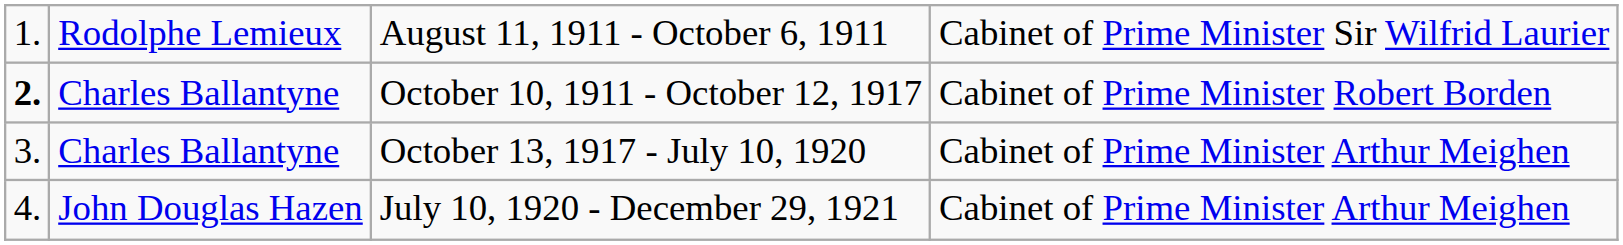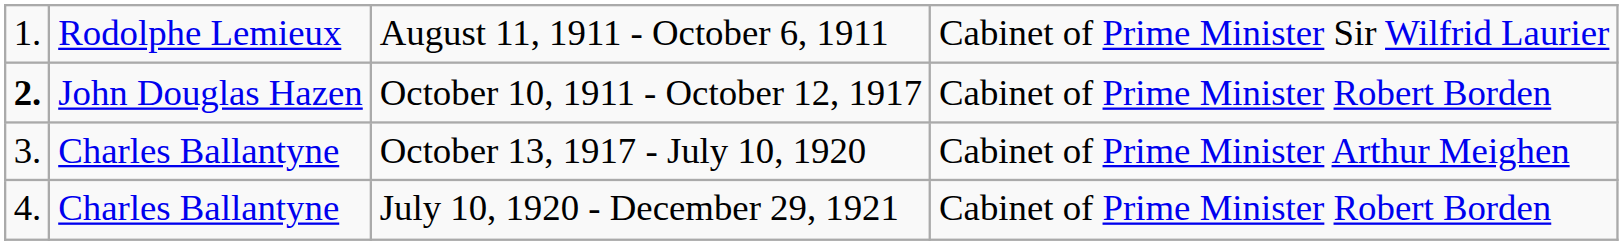(199, 92) Charles Ballantyne -> (210, 92) John Douglas Hazen
(210, 208) John Douglas Hazen -> (199, 208) Charles Ballantyne
(1254, 208) Cabinet of Prime Minister Arthur Meighen -> (1245, 208) Cabinet of Prime Minister Robert Borden
